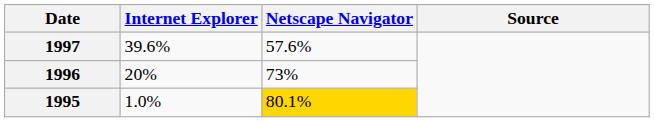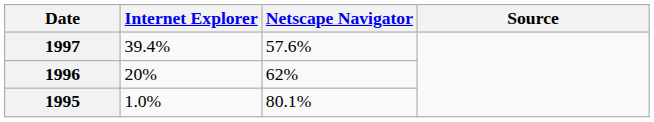(147, 46) 39.6% -> (147, 46) 39.4%
(282, 74) 73% -> (282, 74) 62%
(289, 102) gold background -> (289, 102) no background
